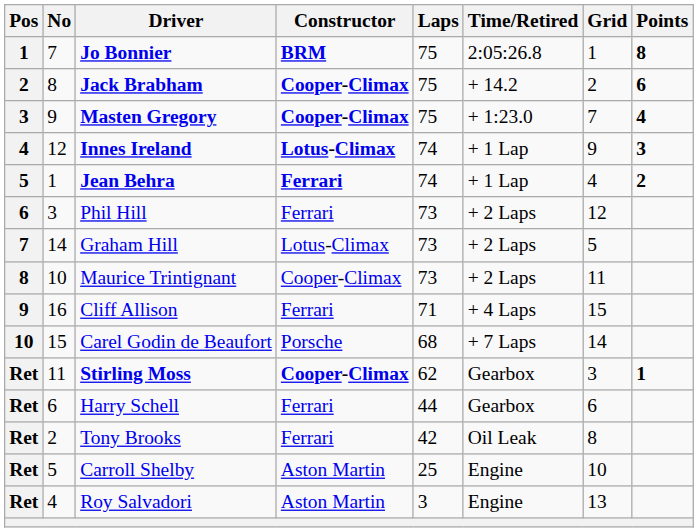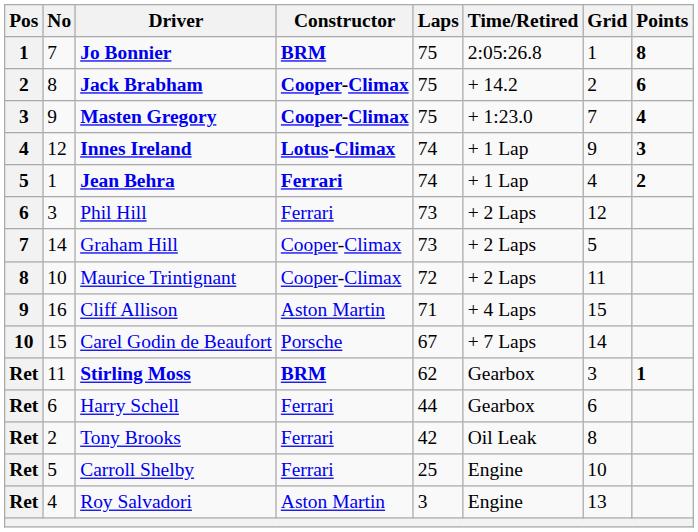(335, 245) Lotus-Climax -> (341, 245) Cooper-Climax
(427, 277) 73 -> (427, 277) 72
(307, 309) Ferrari -> (333, 309) Aston Martin
(427, 341) 68 -> (427, 341) 67
(345, 373) Cooper-Climax -> (304, 373) BRM
(333, 469) Aston Martin -> (307, 469) Ferrari
